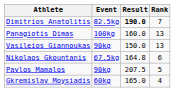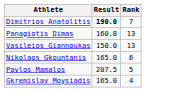- column: (106, 10)
(135, 33) 160.0 -> (106, 33) 160.8
(135, 57) 164.8 -> (106, 57) 165.0
